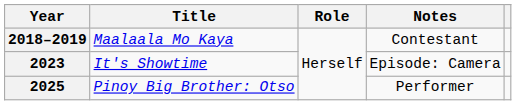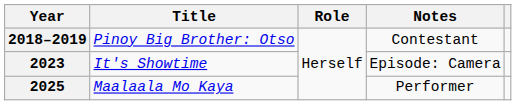(164, 40) Maalaala Mo Kaya -> (194, 40) Pinoy Big Brother: Otso
(194, 88) Pinoy Big Brother: Otso -> (164, 88) Maalaala Mo Kaya
